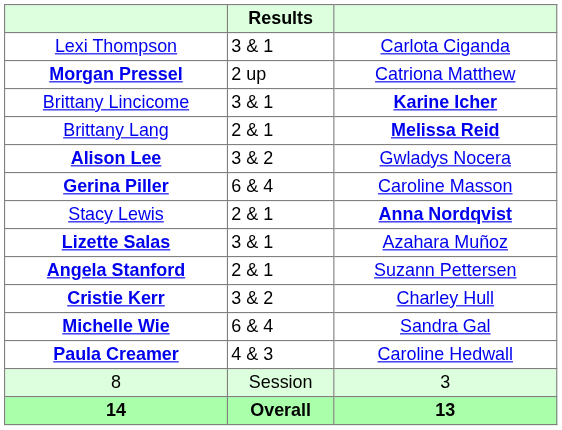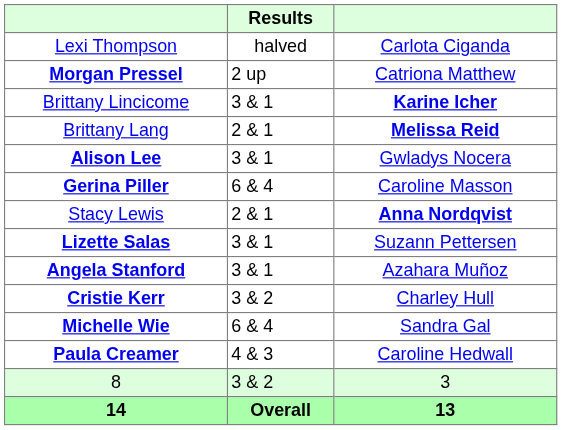(252, 46) 3 & 1 -> (281, 46) halved
(252, 158) 3 & 2 -> (252, 158) 3 & 1
(445, 242) Azahara Muñoz -> (445, 242) Suzann Pettersen
(252, 270) 2 & 1 -> (252, 270) 3 & 1
(445, 270) Suzann Pettersen -> (445, 270) Azahara Muñoz
(281, 382) Session -> (252, 382) 3 & 2
